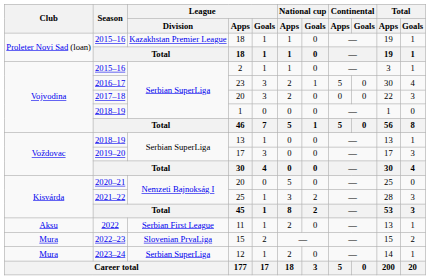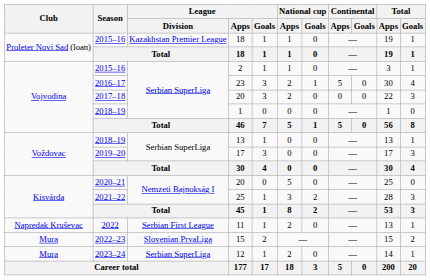(49, 225) Aksu -> (49, 225) Napredak Kruševac
